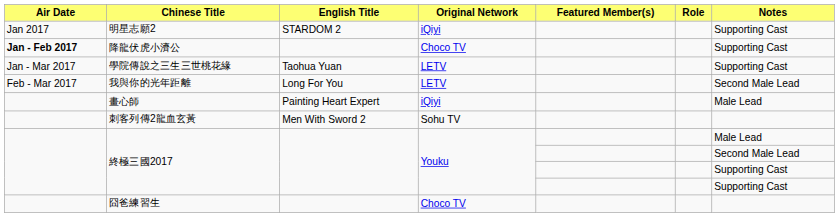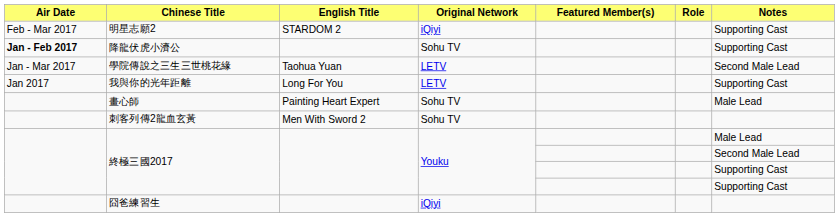(28, 30) Jan 2017 -> (42, 30) Feb - Mar 2017
(443, 48) Choco TV -> (440, 48) Sohu TV
(751, 66) Supporting Cast -> (757, 66) Second Male Lead
(42, 84) Feb - Mar 2017 -> (28, 84) Jan 2017
(757, 84) Second Male Lead -> (751, 84) Supporting Cast
(431, 102) iQiyi -> (440, 102) Sohu TV
(443, 204) Choco TV -> (431, 204) iQiyi
